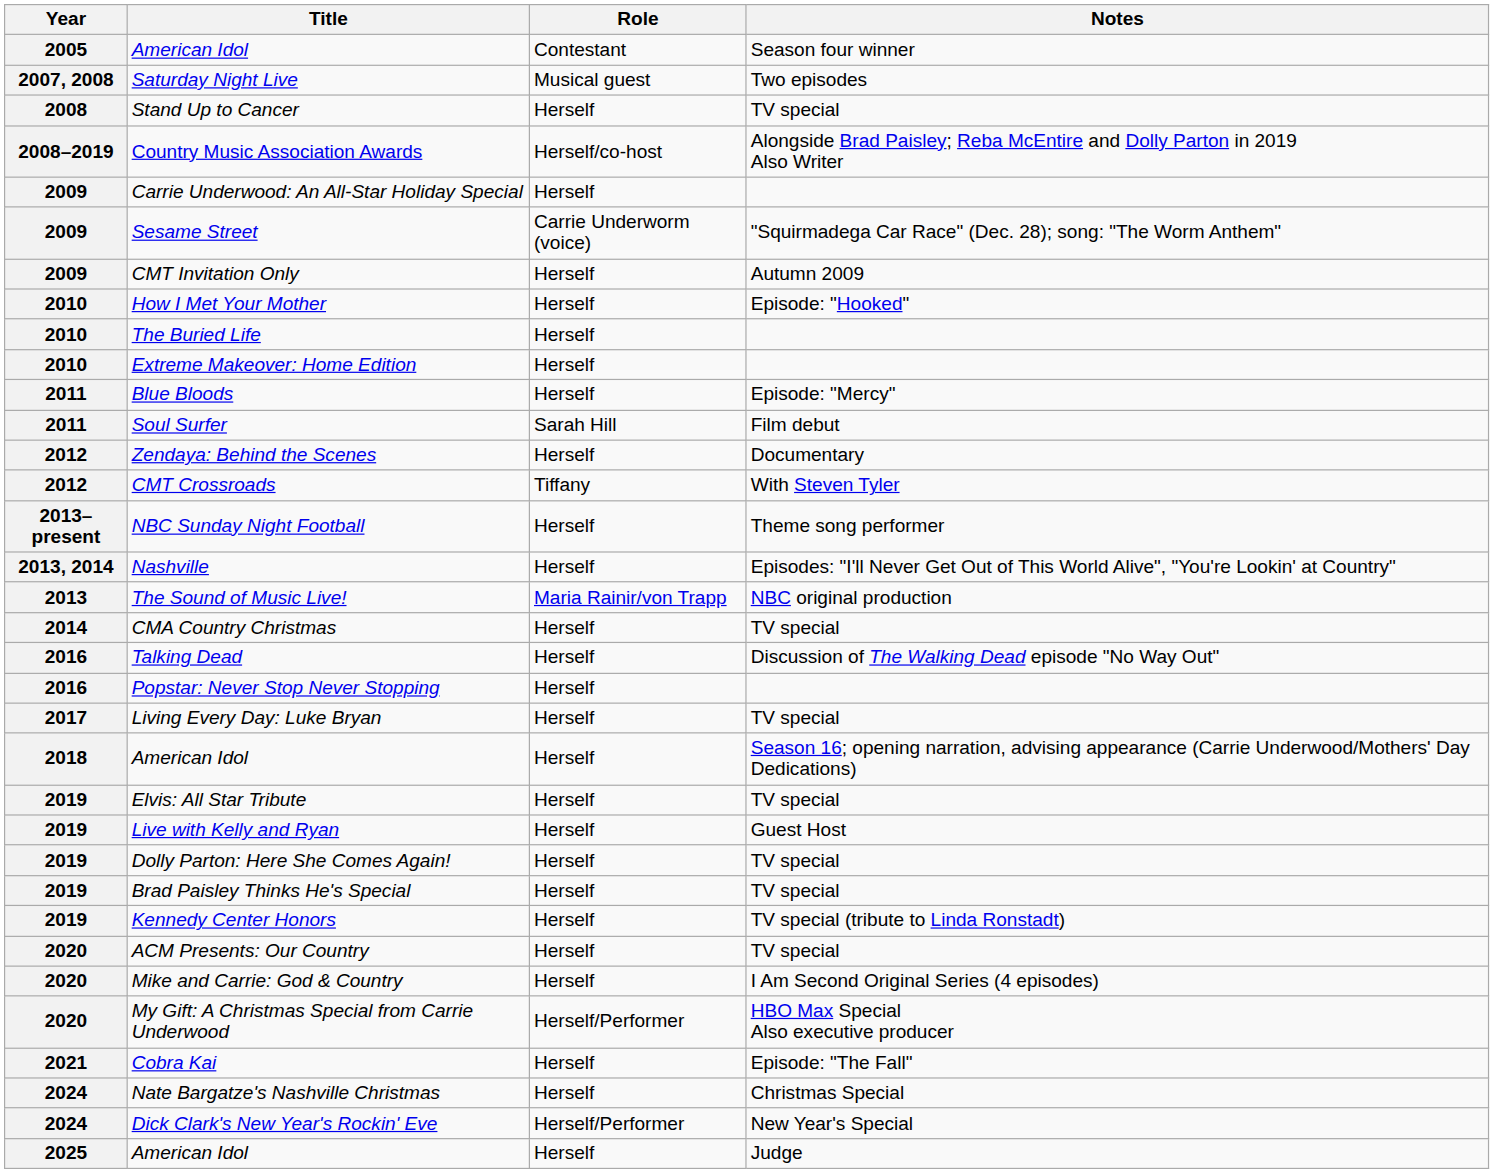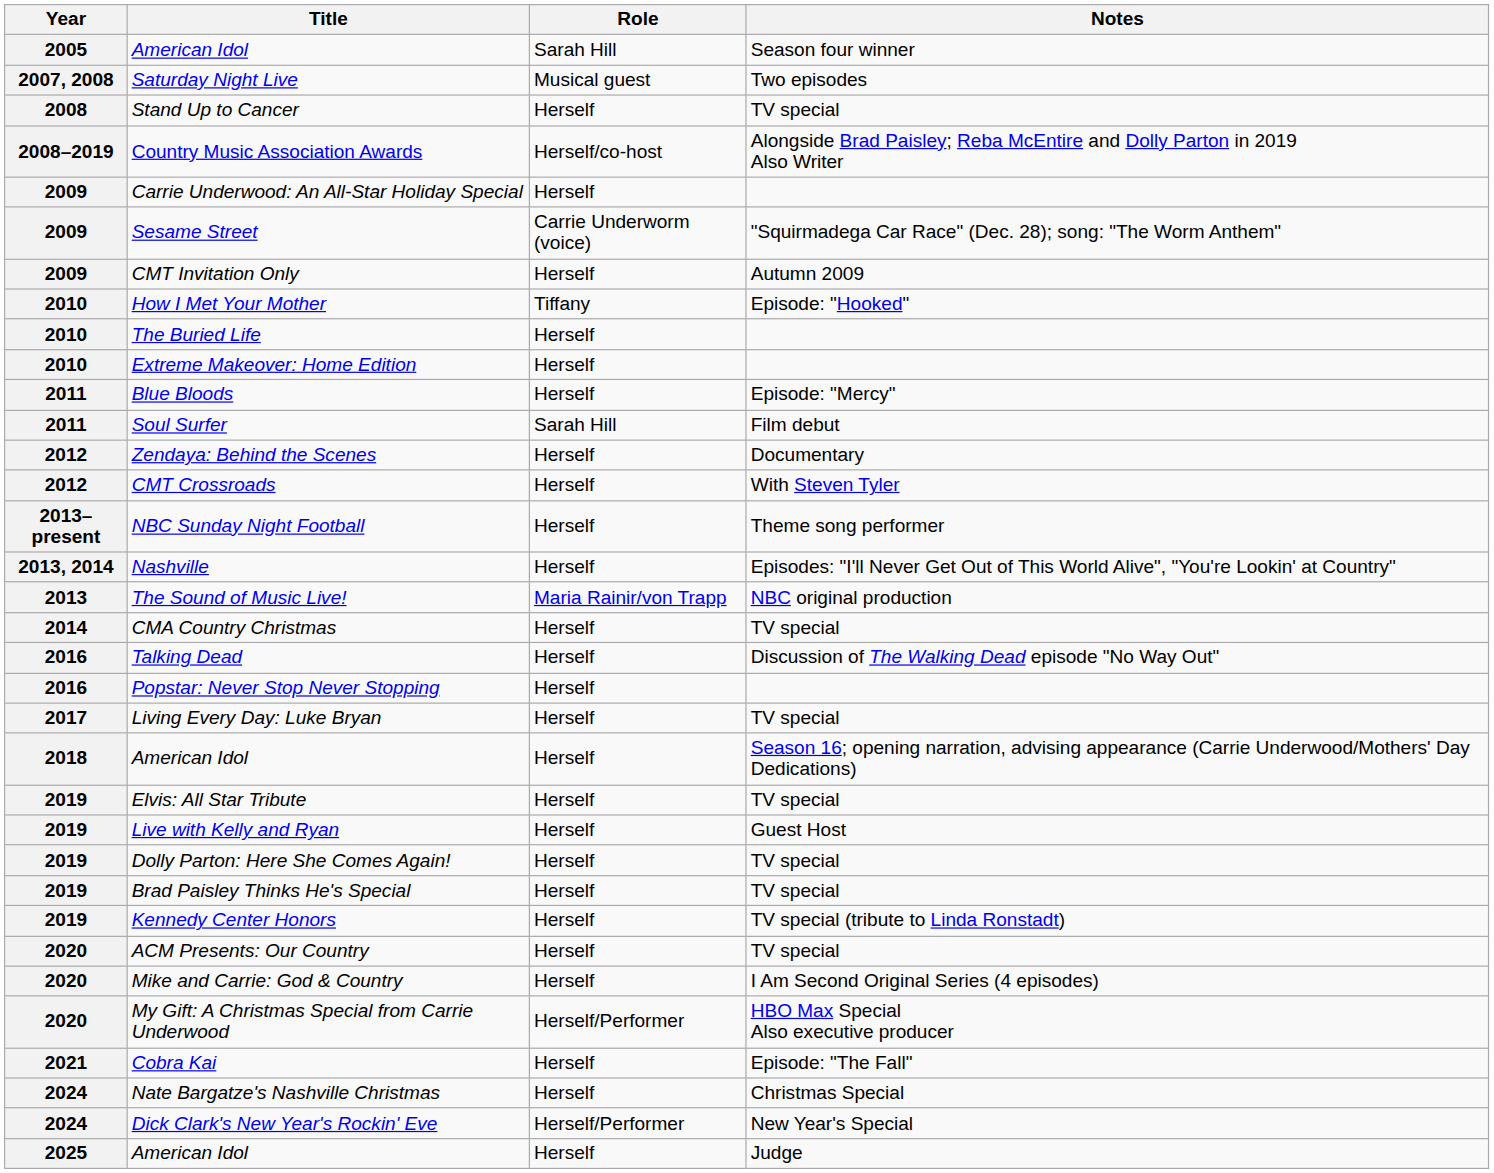(580, 49) Contestant -> (575, 49) Sarah Hill
(564, 304) Herself -> (562, 304) Tiffany
(562, 485) Tiffany -> (564, 485) Herself
